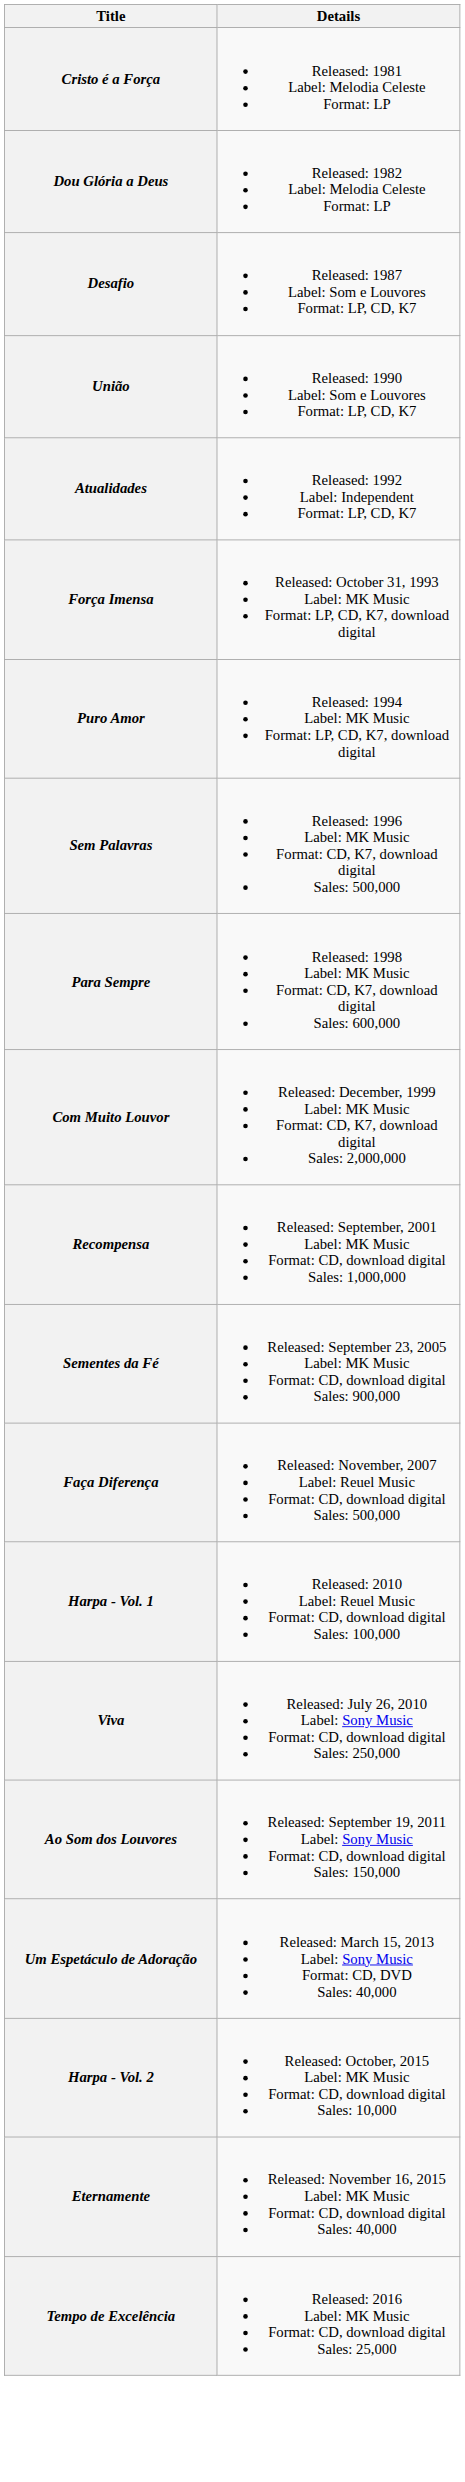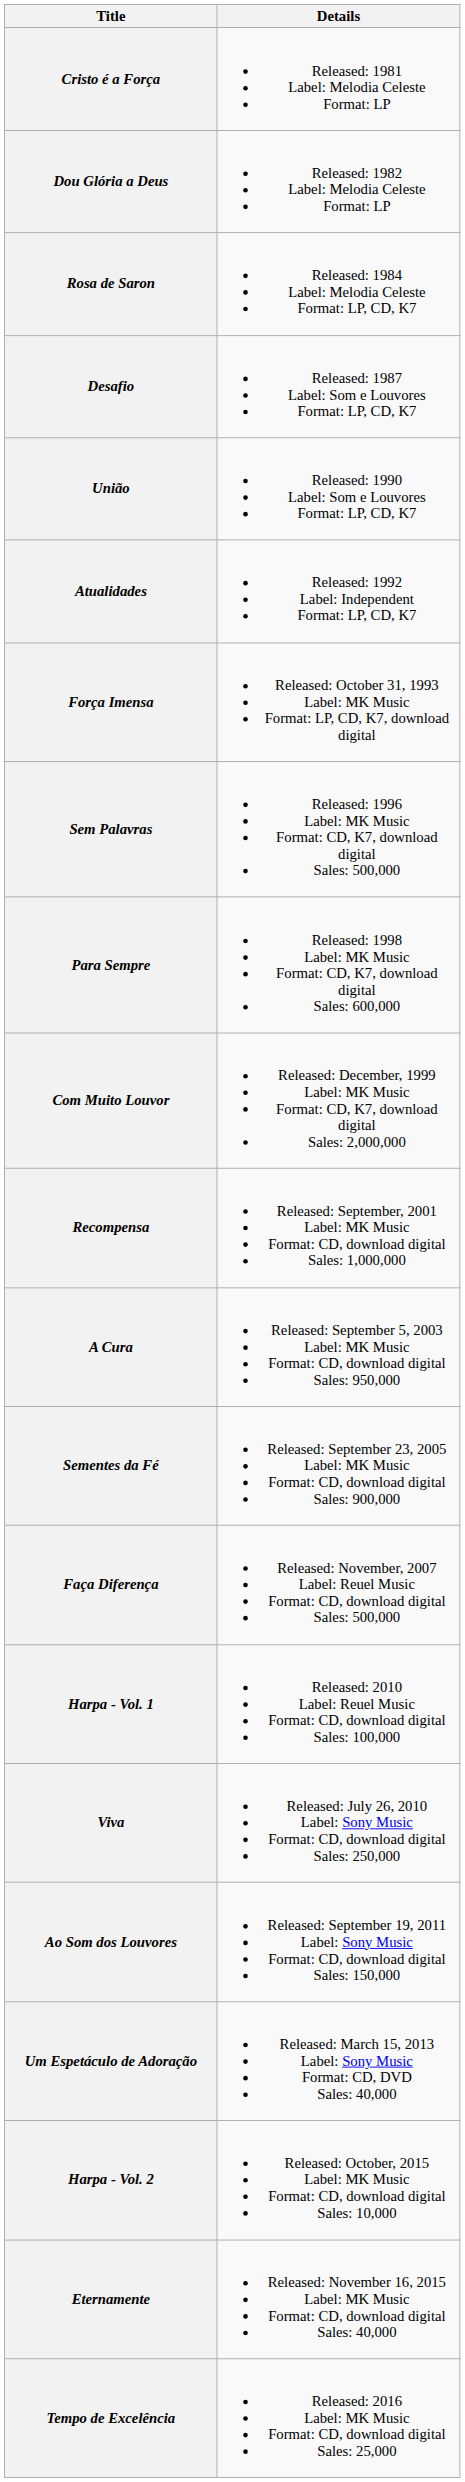+ row: (111, 284)
- row: (111, 718)
+ row: (111, 1346)
